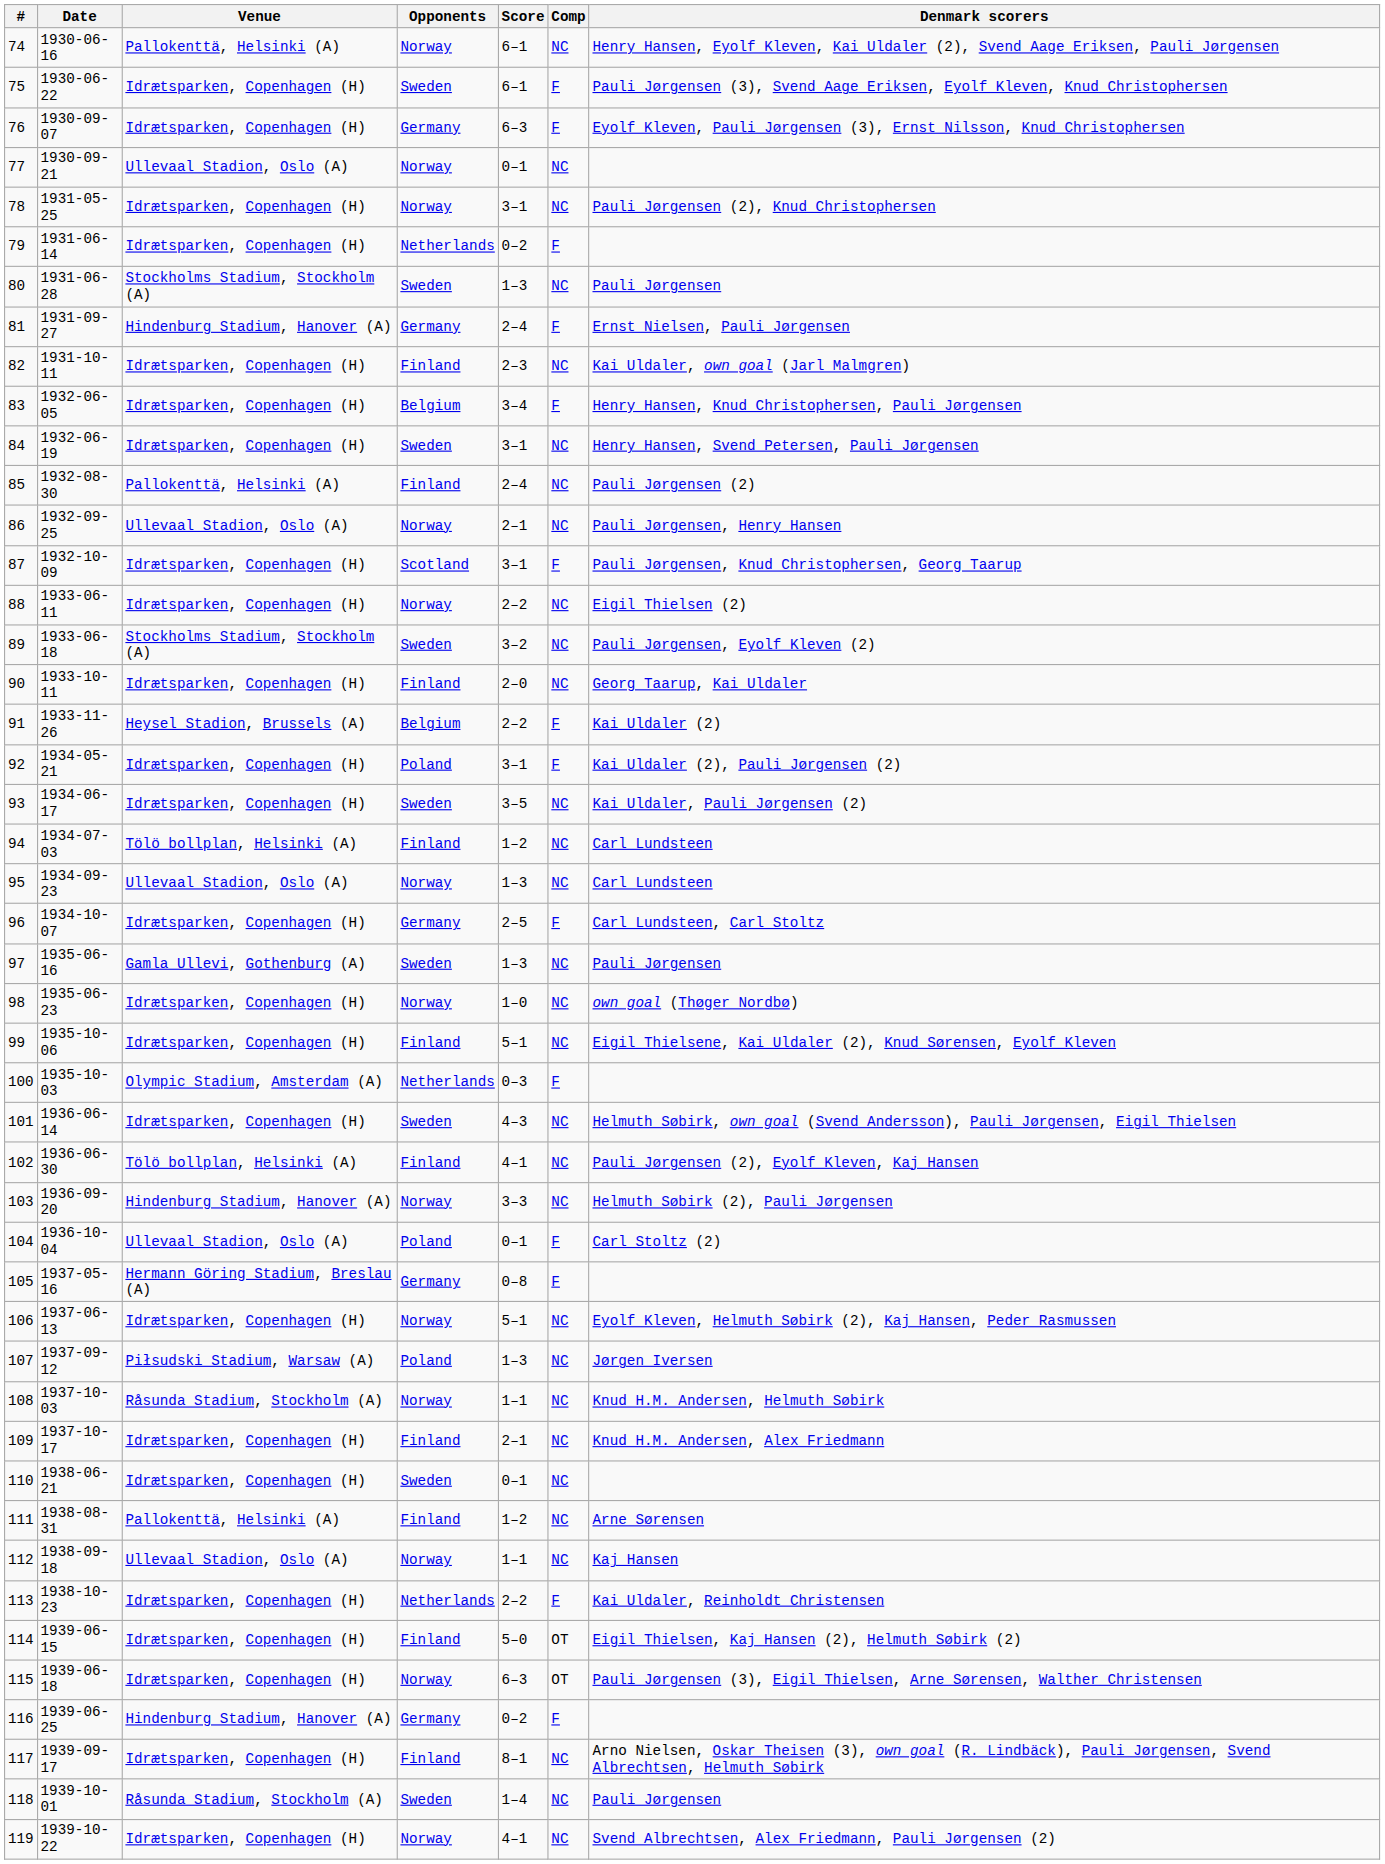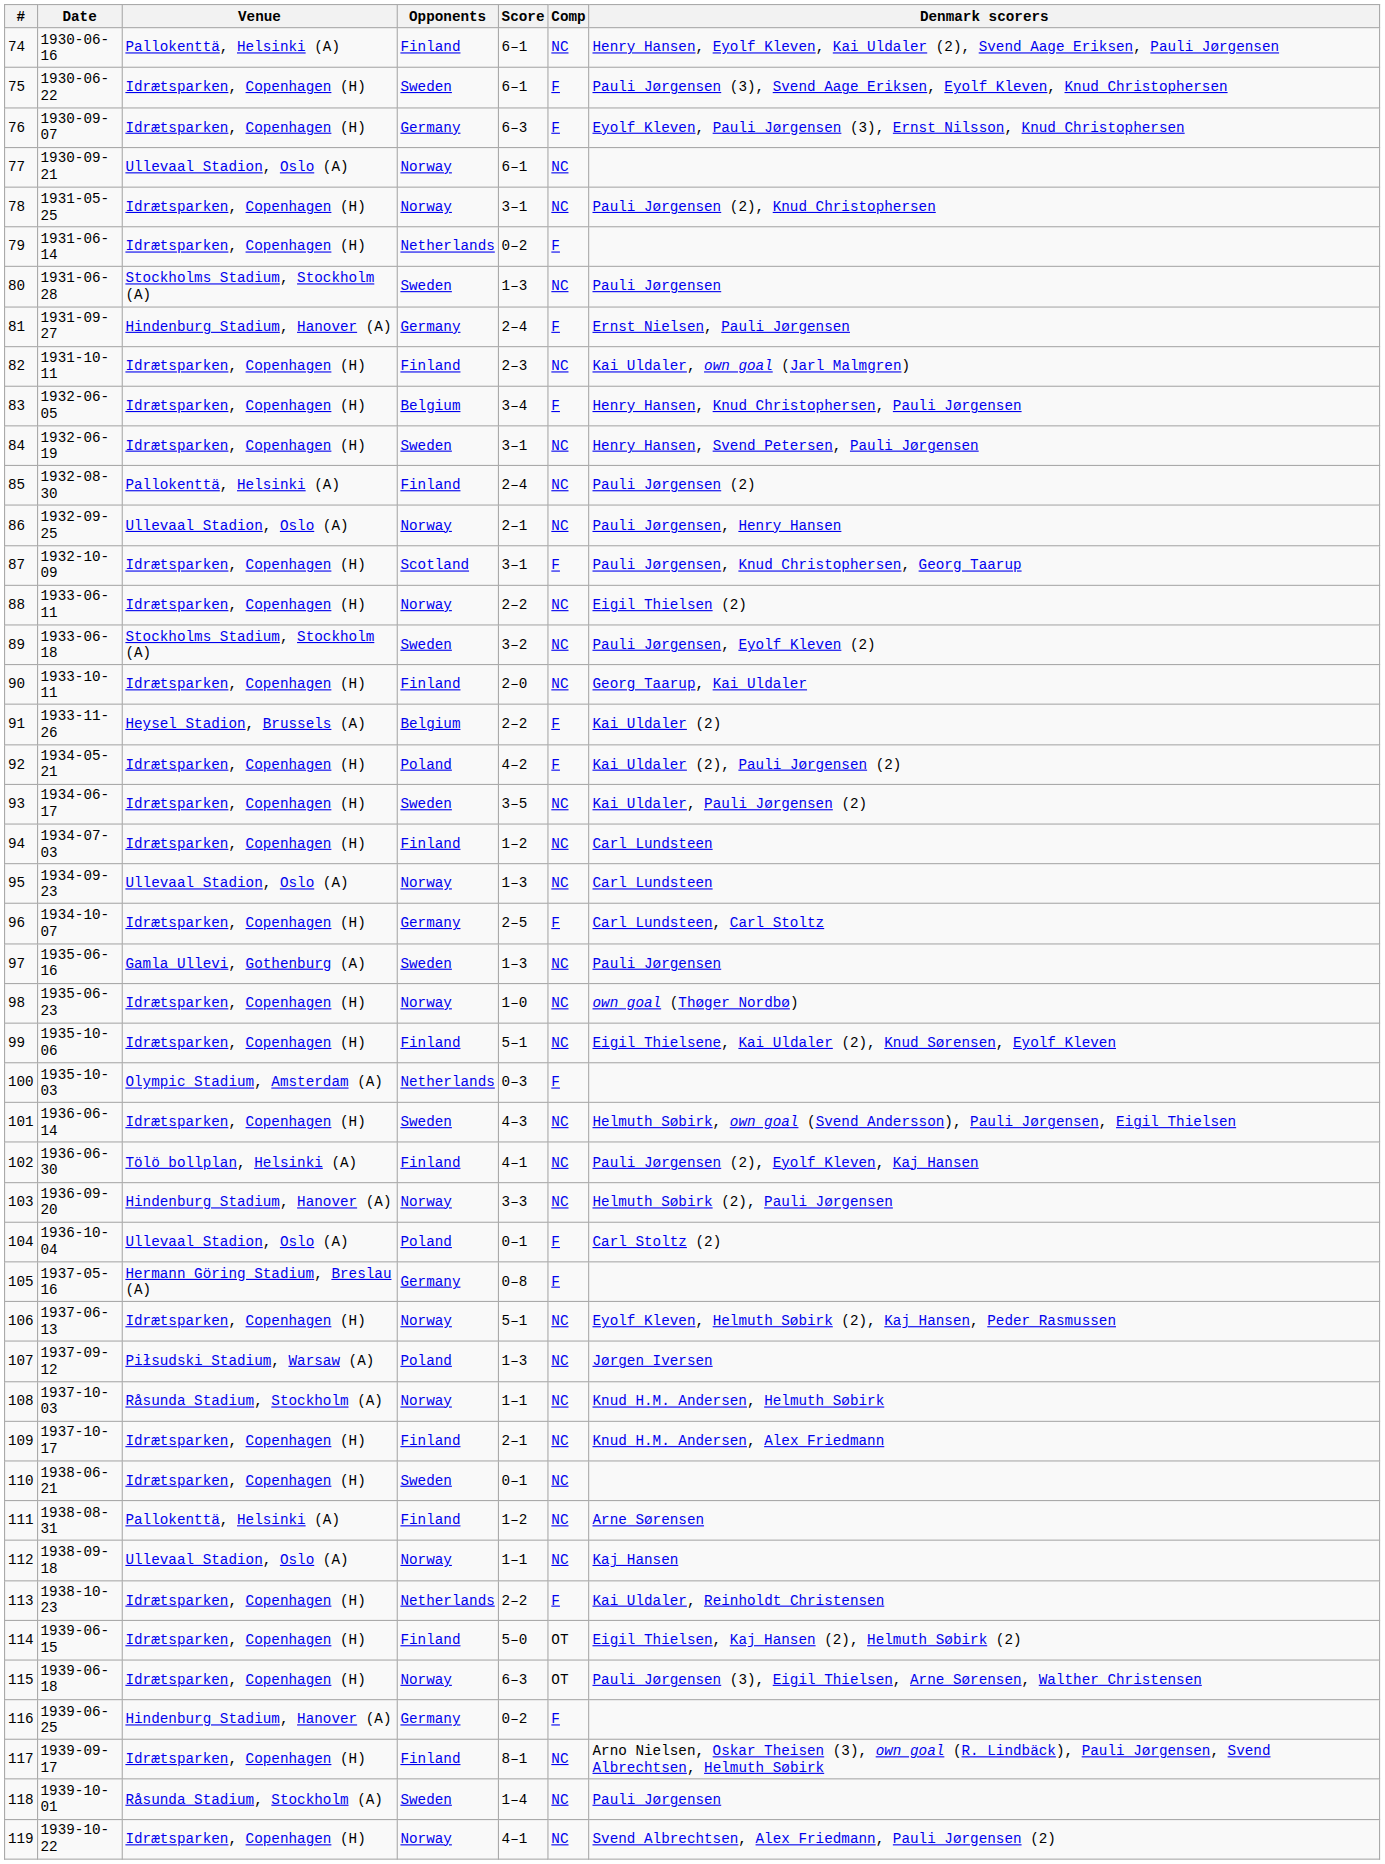(426, 48) Norway -> (430, 48) Finland
(514, 167) 0–1 -> (514, 167) 6–1
(514, 764) 3–1 -> (514, 764) 4–2
(241, 844) Tölö bollplan, Helsinki (A) -> (246, 844) Idrætsparken, Copenhagen (H)
